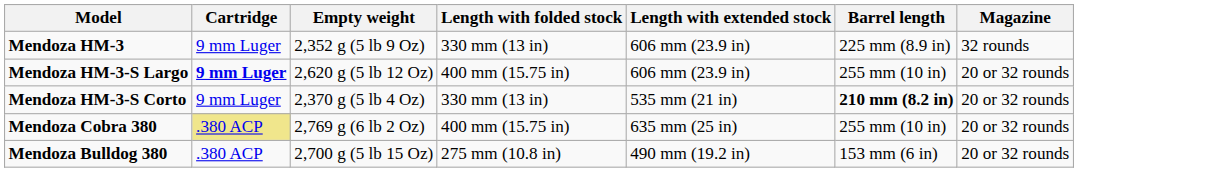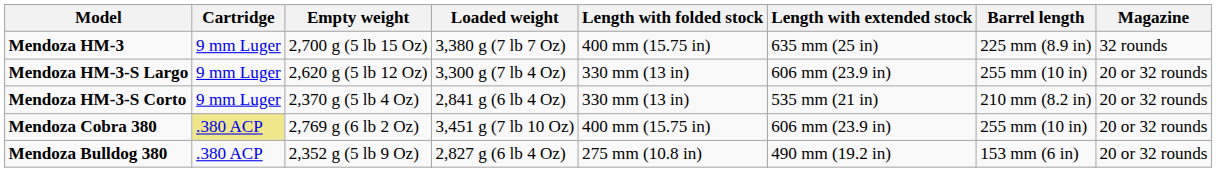+ column: (505, 18)
(359, 45) 2,352 g (5 lb 9 Oz) -> (358, 45) 2,700 g (5 lb 15 Oz)
(495, 45) 330 mm (13 in) -> (646, 45) 400 mm (15.75 in)
(690, 45) 606 mm (23.9 in) -> (825, 45) 635 mm (25 in)
(241, 72) bold -> (238, 72) normal
(505, 72) 400 mm (15.75 in) -> (636, 72) 330 mm (13 in)
(896, 99) bold -> (1036, 99) normal
(684, 126) 635 mm (25 in) -> (831, 126) 606 mm (23.9 in)
(364, 153) 2,700 g (5 lb 15 Oz) -> (354, 153) 2,352 g (5 lb 9 Oz)
